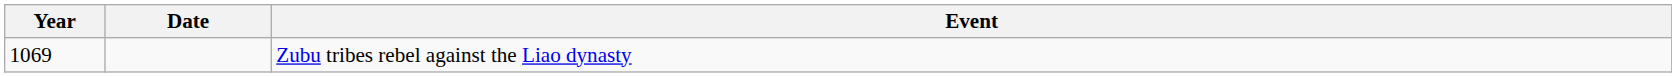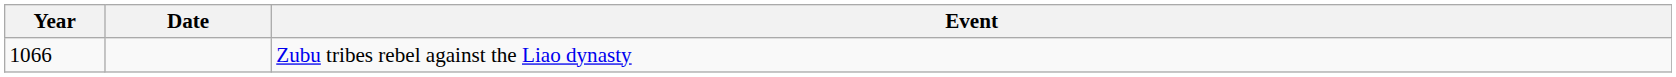(31, 54) 1069 -> (31, 54) 1066
